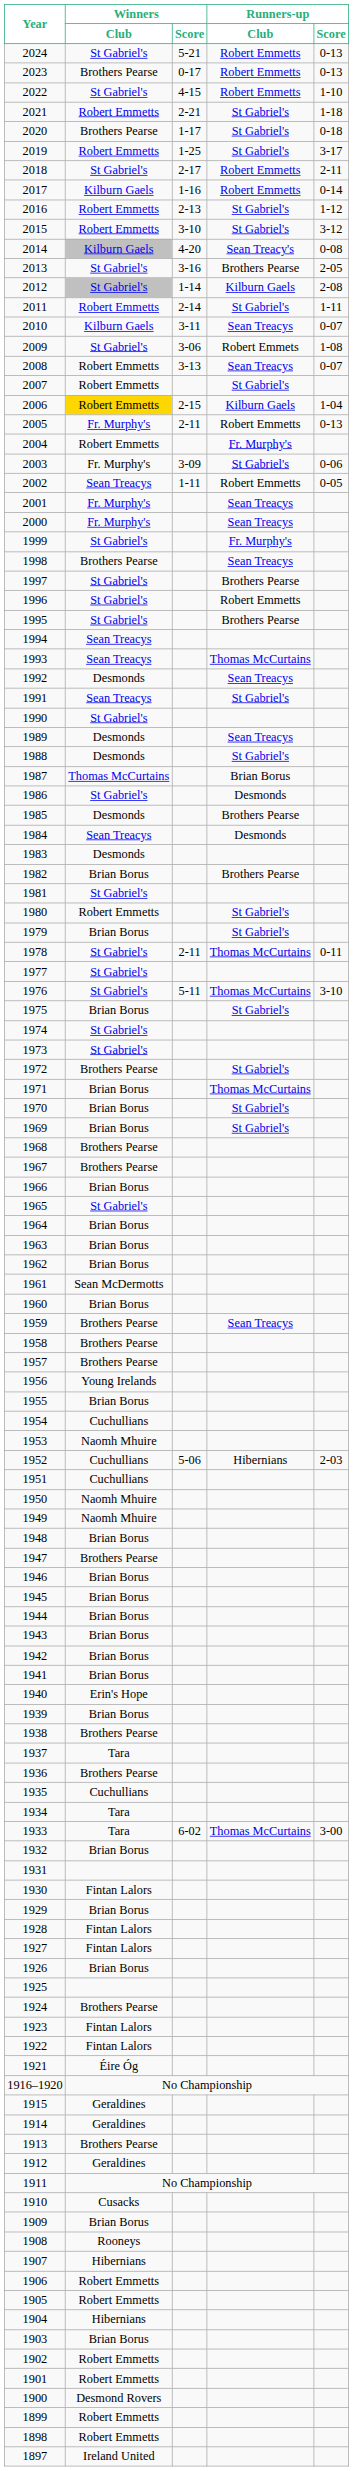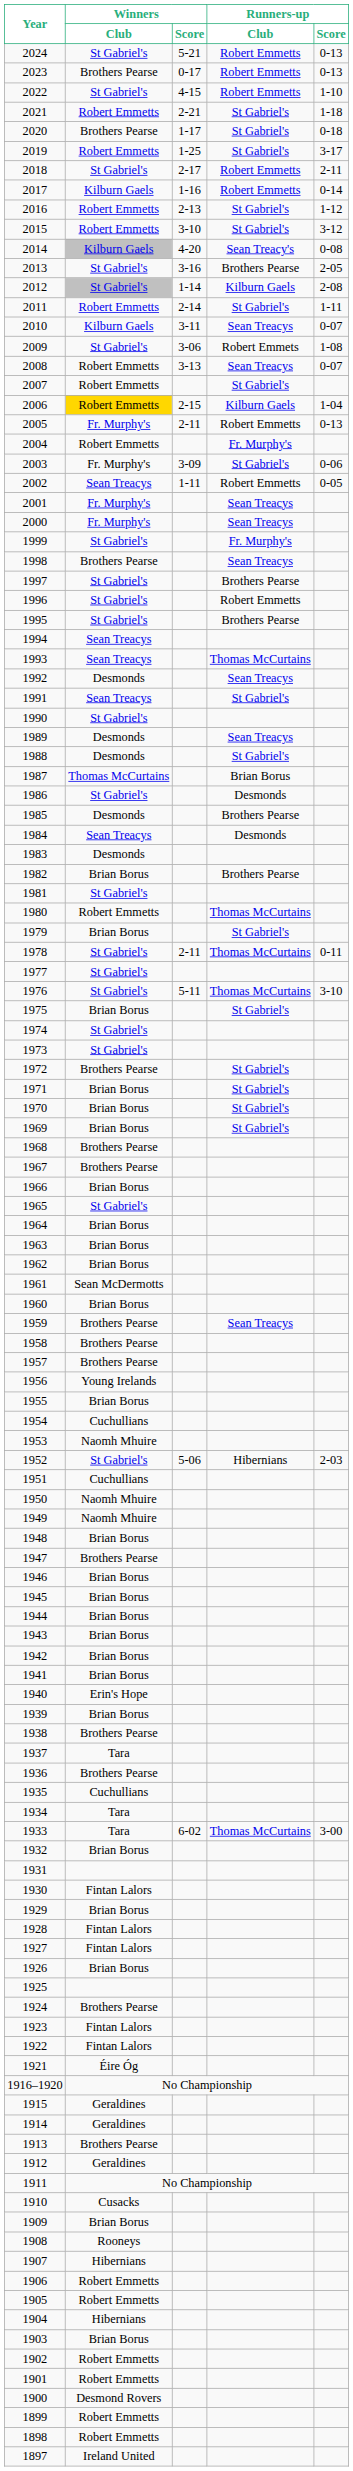(260, 913) St Gabriel's -> (260, 913) Thomas McCurtains
(260, 1088) Thomas McCurtains -> (260, 1088) St Gabriel's
(119, 1460) Cuchullians -> (119, 1460) St Gabriel's
